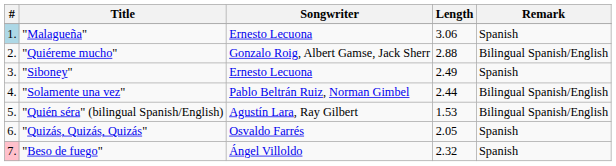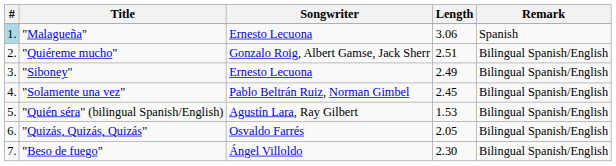(446, 53) 2.88 -> (446, 53) 2.51
(499, 72) Spanish -> (544, 72) Bilingual Spanish/English
(446, 92) 2.44 -> (446, 92) 2.45
(499, 131) Spanish -> (544, 131) Bilingual Spanish/English
(12, 151) pink background -> (12, 151) no background
(446, 151) 2.32 -> (446, 151) 2.30
(499, 151) Spanish -> (544, 151) Bilingual Spanish/English
